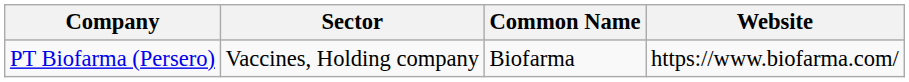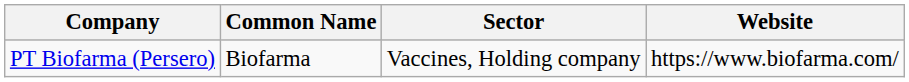columns swapped: (565, 22) <-> (352, 22)
